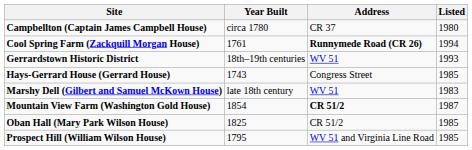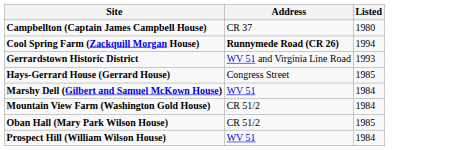- column: (266, 12)
(324, 59) WV 51 -> (289, 59) WV 51 and Virginia Line Road
(448, 91) 1983 -> (365, 91) 1984
(327, 106) bold -> (243, 106) normal
(448, 106) 1987 -> (365, 106) 1984
(372, 138) WV 51 and Virginia Line Road -> (241, 138) WV 51
(448, 138) 1985 -> (365, 138) 1984
